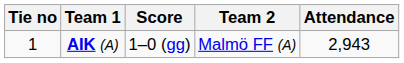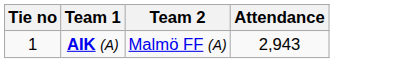- column: (159, 17)
